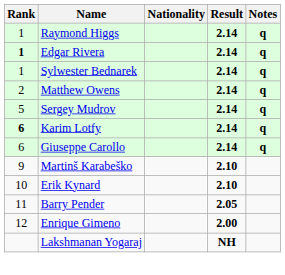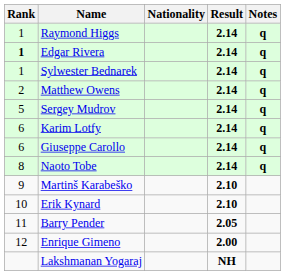(21, 128) bold -> (21, 128) normal
+ row: (69, 166)
